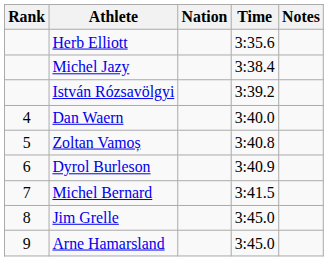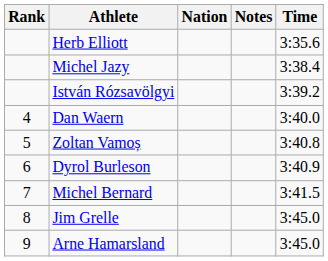columns swapped: (255, 17) <-> (301, 17)
